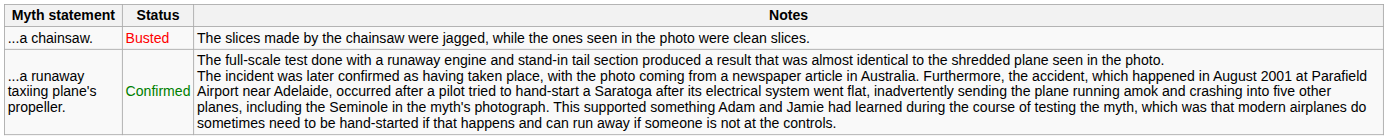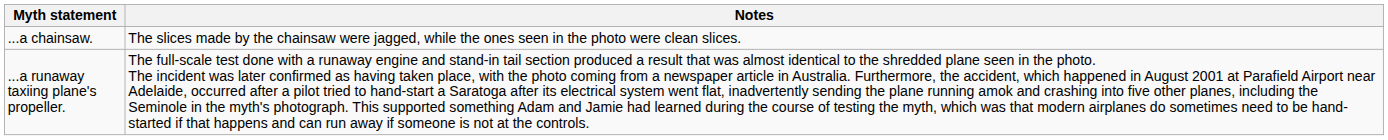- column: (158, 15)
